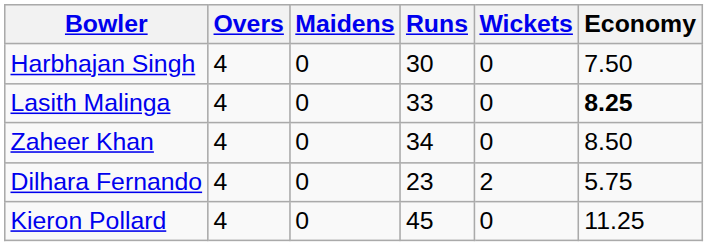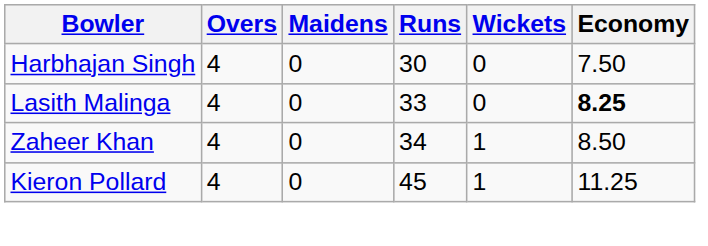(486, 142) 0 -> (479, 142) 1
- row: (106, 181)
(486, 220) 0 -> (479, 181) 1
